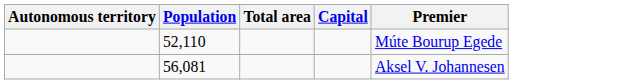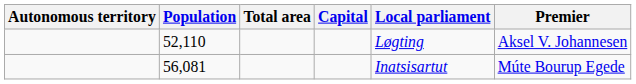+ column: (433, 16)
(439, 41) Múte Bourup Egede -> (562, 41) Aksel V. Johannesen
(440, 66) Aksel V. Johannesen -> (561, 66) Múte Bourup Egede
